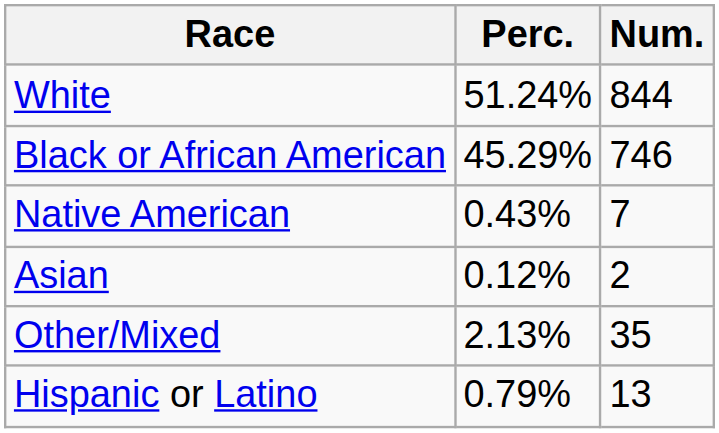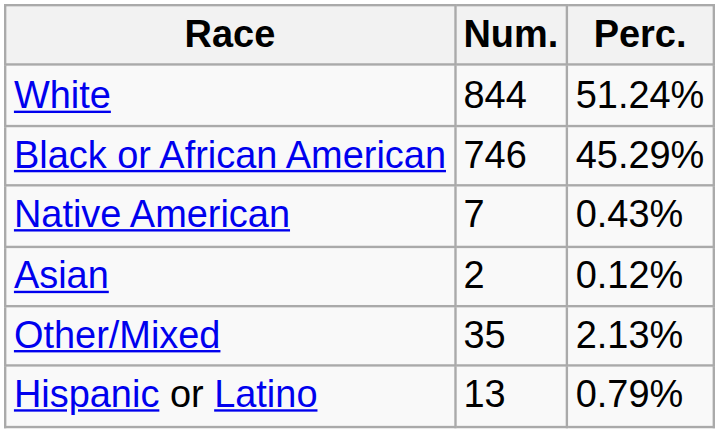columns swapped: (657, 34) <-> (528, 34)
